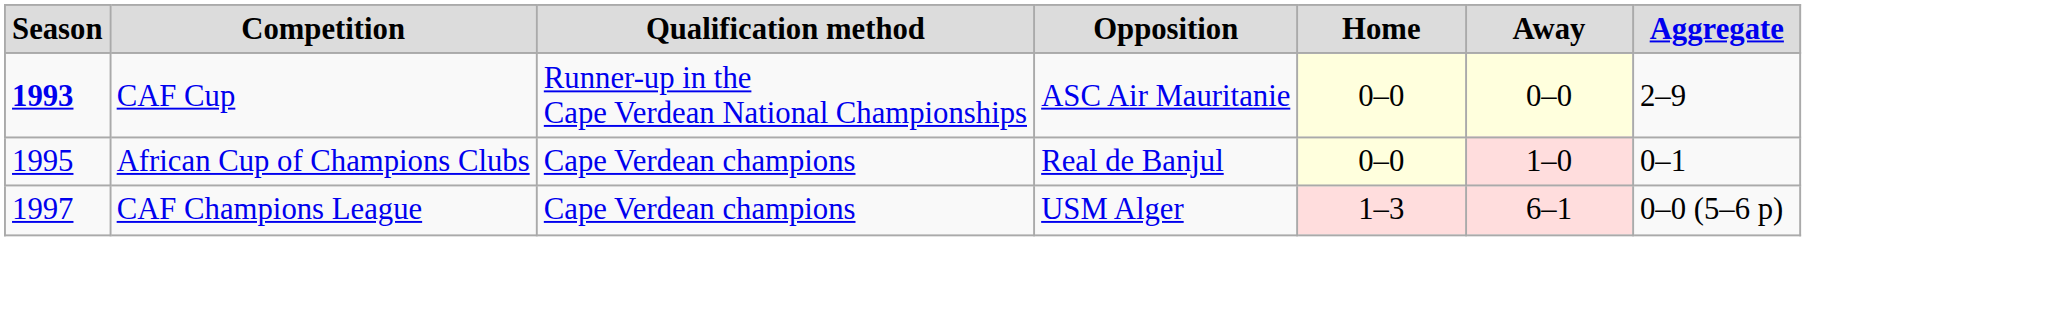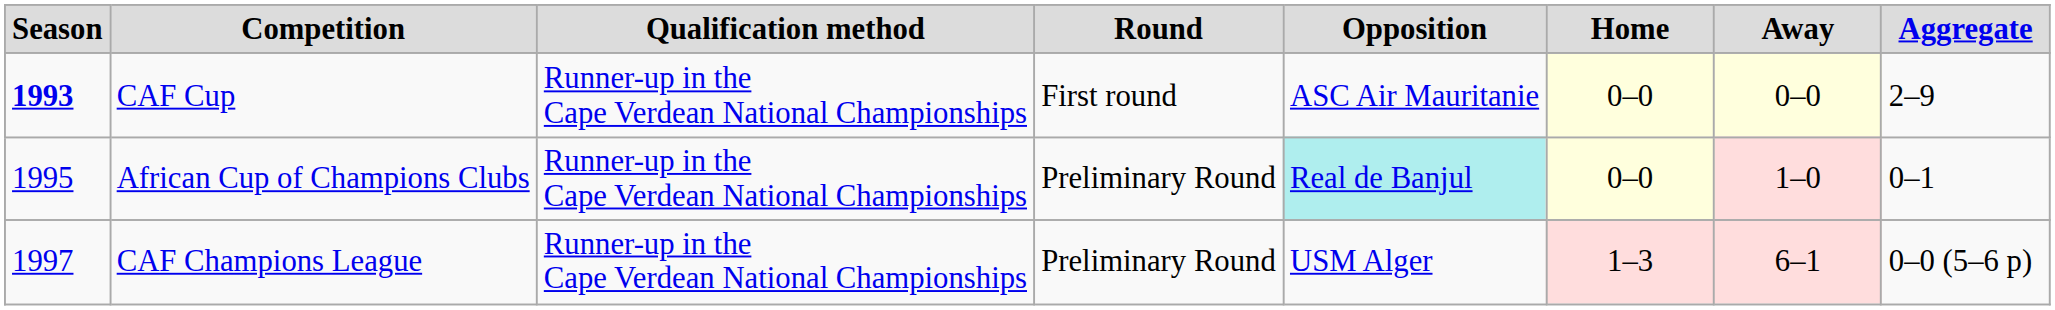+ column: (1158, 28)
(700, 160) Cape Verdean champions -> (785, 178) Runner-up in the Cape Verdean National Championships
(1132, 160) no background -> (1381, 178) paleturquoise background
(700, 209) Cape Verdean champions -> (785, 261) Runner-up in the Cape Verdean National Championships
